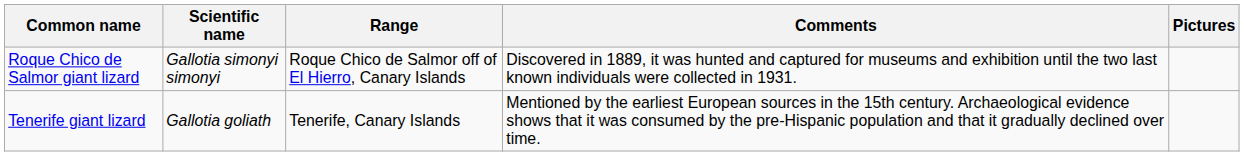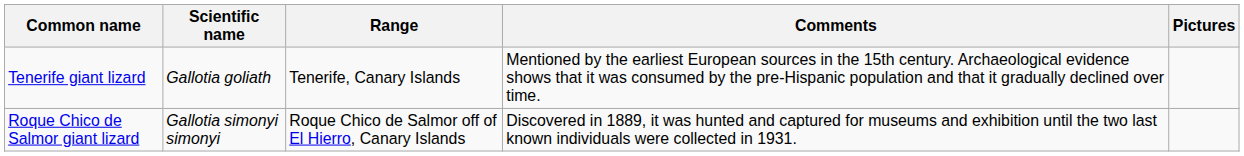rows swapped: (77, 120) <-> (74, 68)
